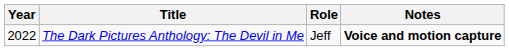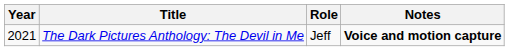(22, 35) 2022 -> (22, 35) 2021
